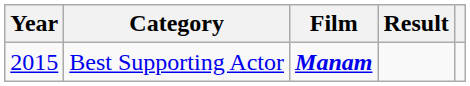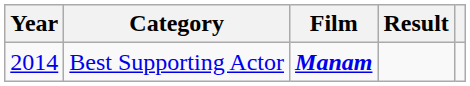(34, 61) 2015 -> (34, 61) 2014
